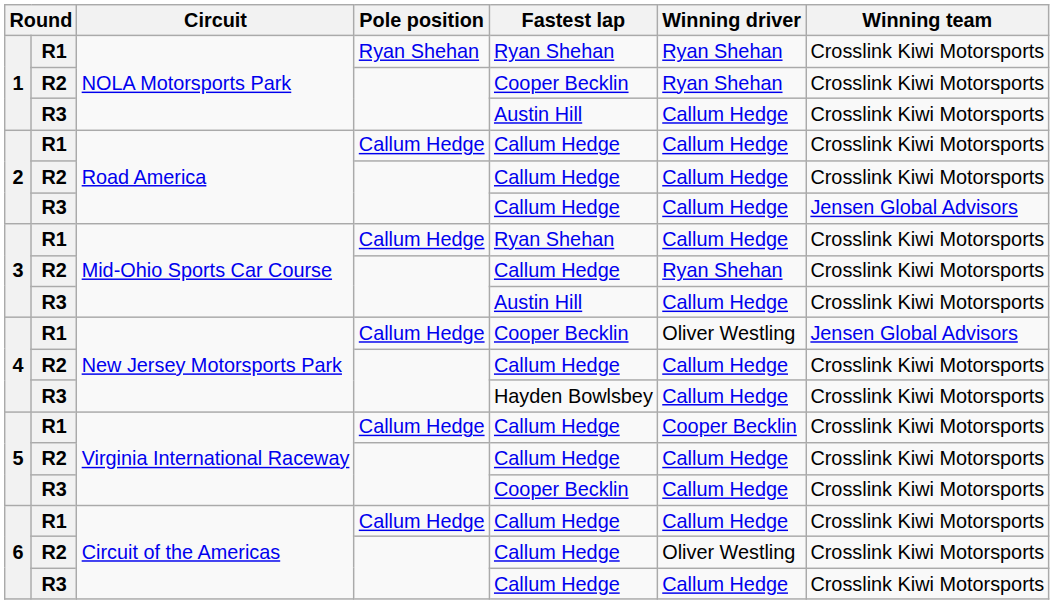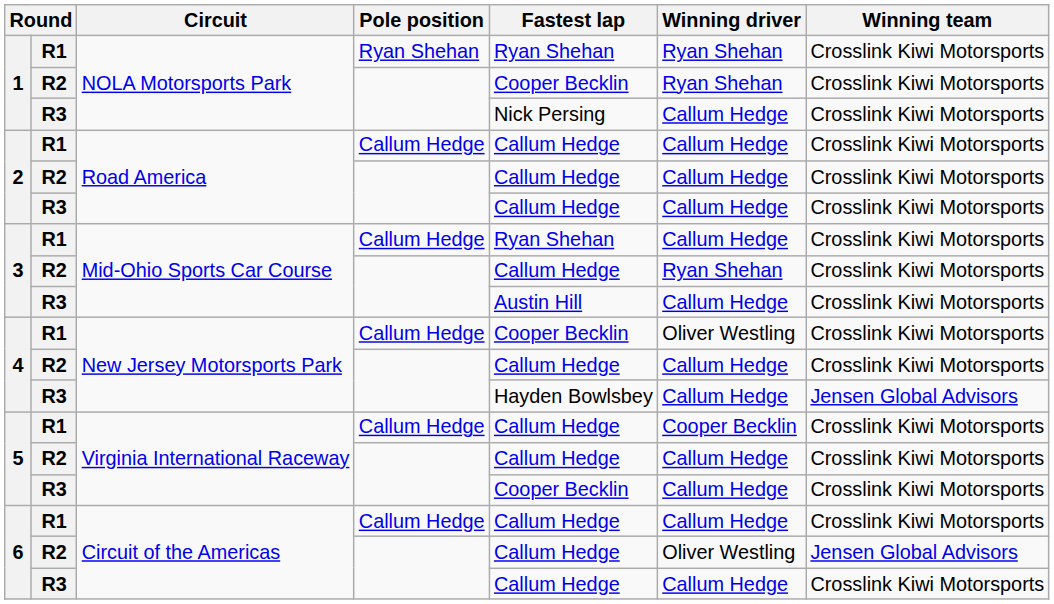(538, 114) Austin Hill -> (550, 114) Nick Persing
(914, 208) Jensen Global Advisors -> (927, 208) Crosslink Kiwi Motorsports
(914, 333) Jensen Global Advisors -> (927, 333) Crosslink Kiwi Motorsports
(927, 396) Crosslink Kiwi Motorsports -> (914, 396) Jensen Global Advisors
(927, 552) Crosslink Kiwi Motorsports -> (914, 552) Jensen Global Advisors
